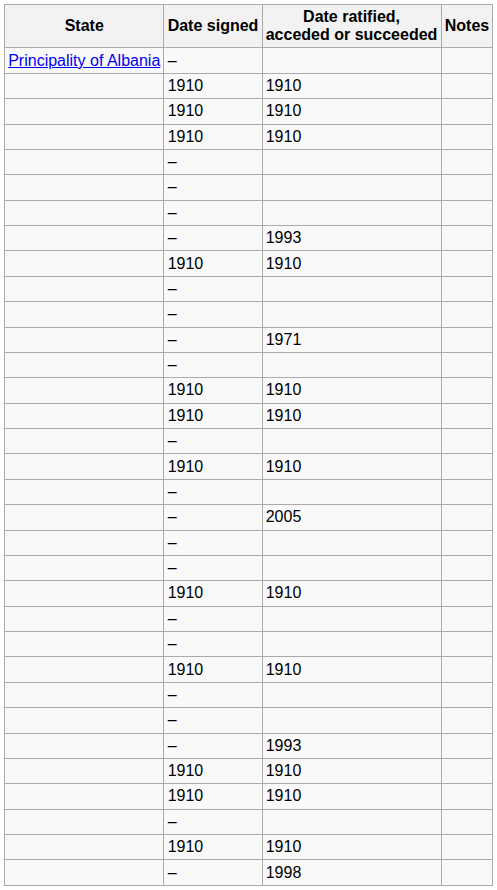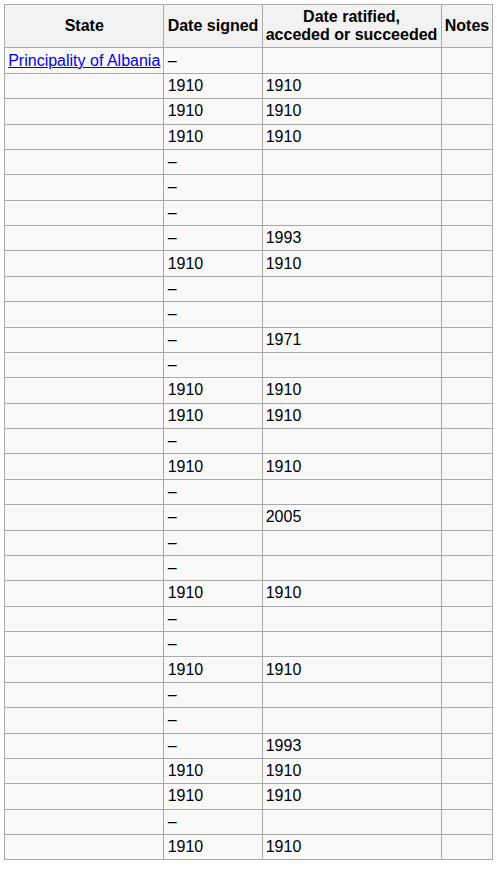- row: (84, 873)
